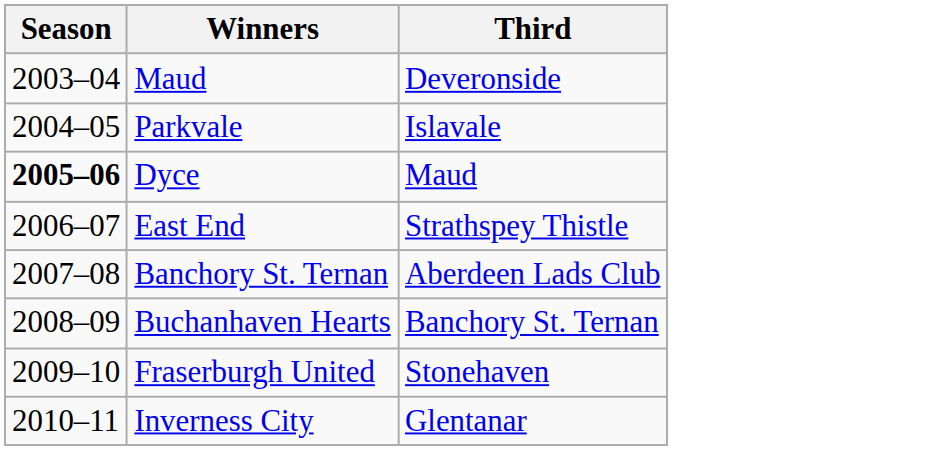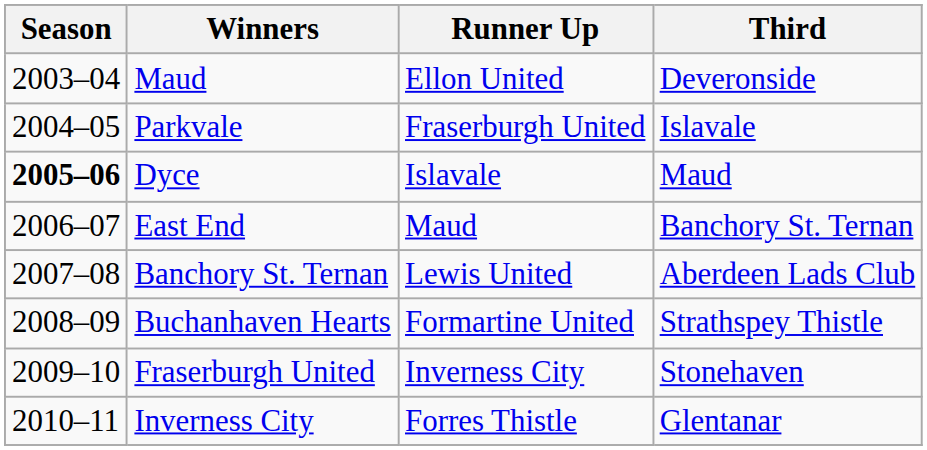+ column: (525, 28)
(517, 224) Strathspey Thistle -> (787, 224) Banchory St. Ternan
(532, 322) Banchory St. Ternan -> (771, 322) Strathspey Thistle
